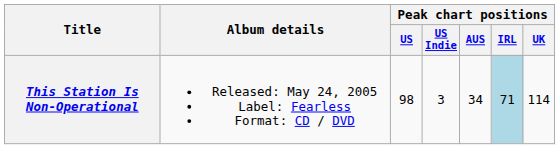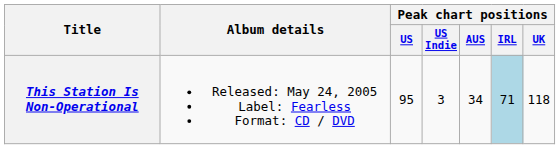(407, 99) 98 -> (407, 99) 95
(539, 99) 114 -> (539, 99) 118
